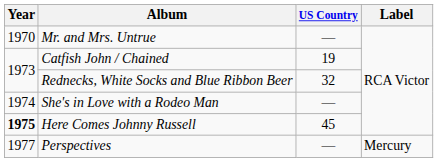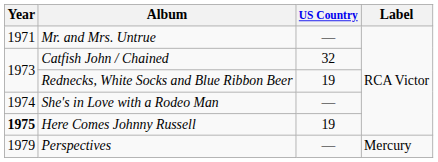(21, 37) 1970 -> (21, 37) 1971
(328, 59) 19 -> (328, 59) 32
(328, 80) 32 -> (328, 80) 19
(328, 124) 45 -> (328, 124) 19
(21, 146) 1977 -> (21, 146) 1979
